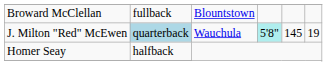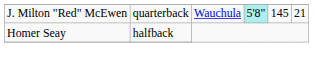- row: (54, 13)
(161, 32) lightblue background -> (161, 13) no background
(313, 32) 19 -> (300, 13) 21
